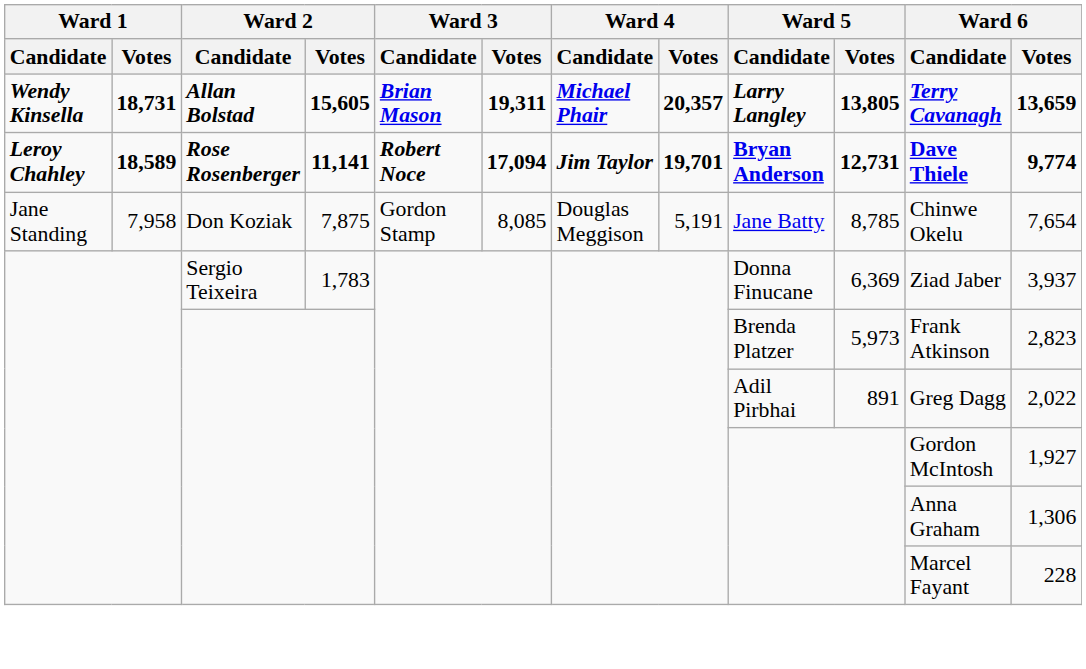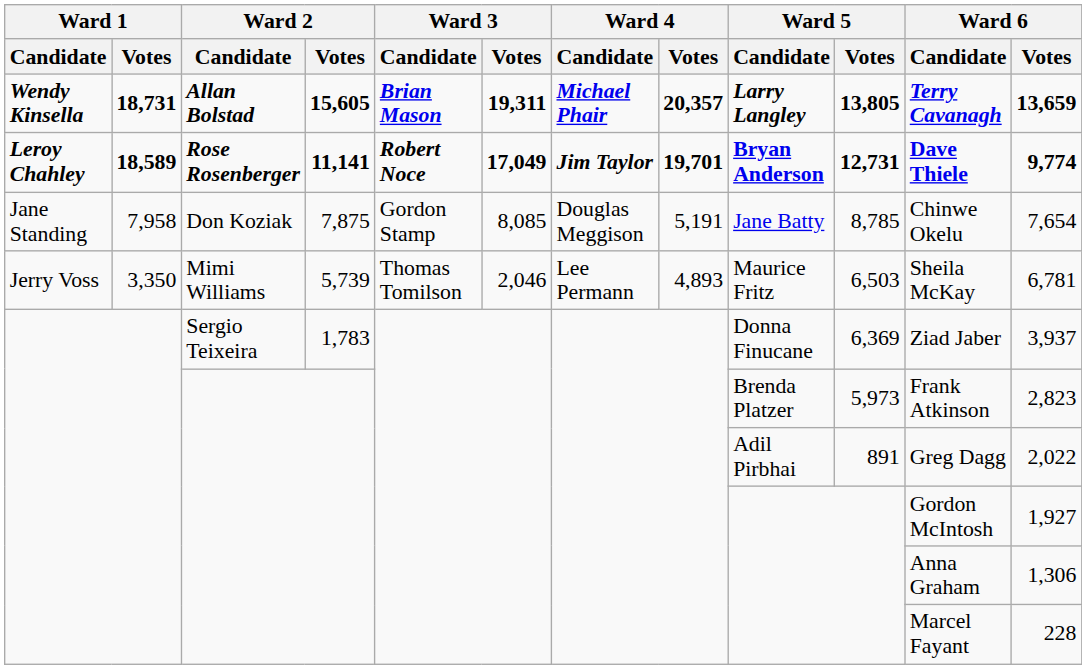(517, 162) 17,094 -> (517, 162) 17,049
+ row: (226, 279)
